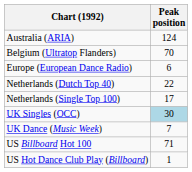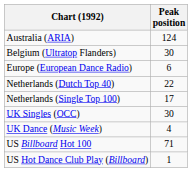(169, 53) 70 -> (169, 53) 30
(169, 114) lightblue background -> (169, 114) no background
(169, 129) 7 -> (169, 129) 4
